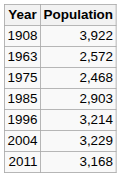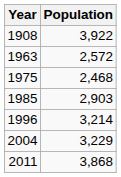(96, 161) 3,168 -> (96, 161) 3,868
